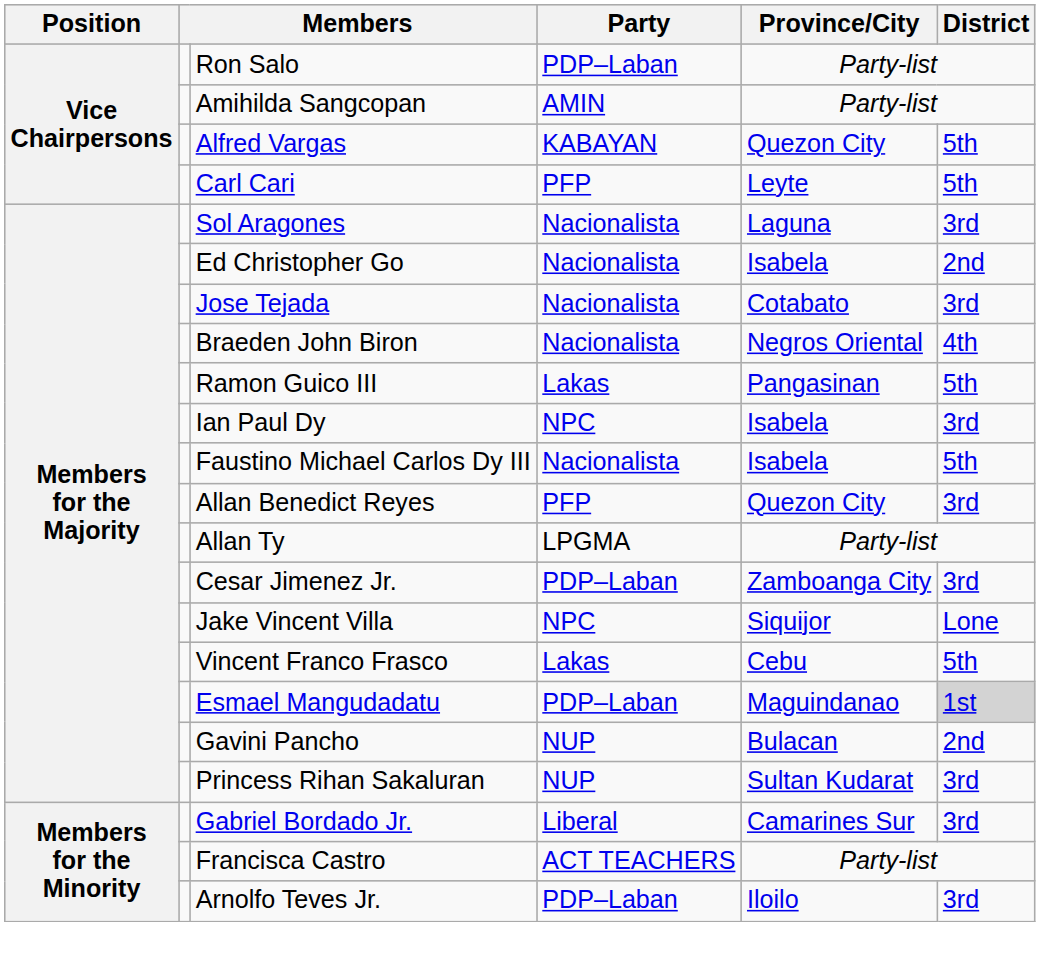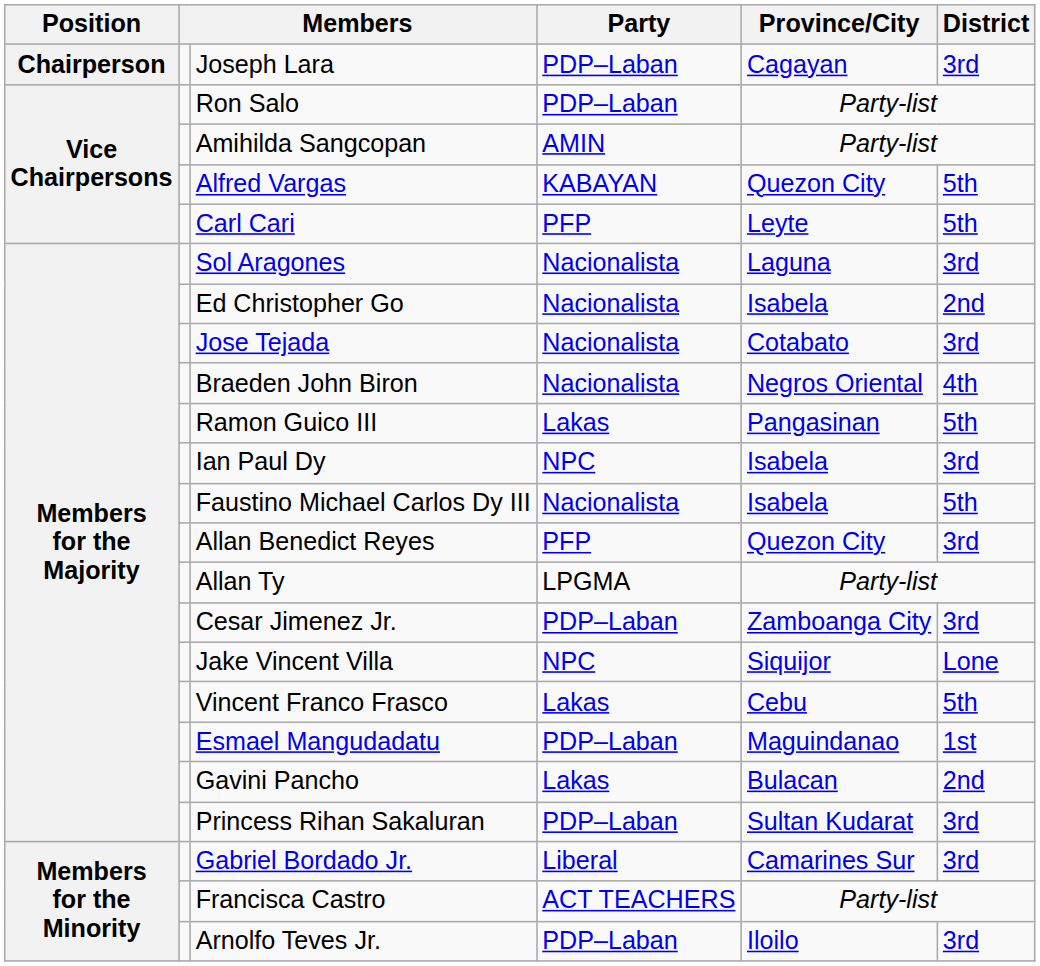+ row: (265, 64)
(960, 701) lightgrey background -> (960, 741) no background
(569, 741) NUP -> (576, 781) Lakas
(569, 781) NUP -> (610, 821) PDP–Laban
